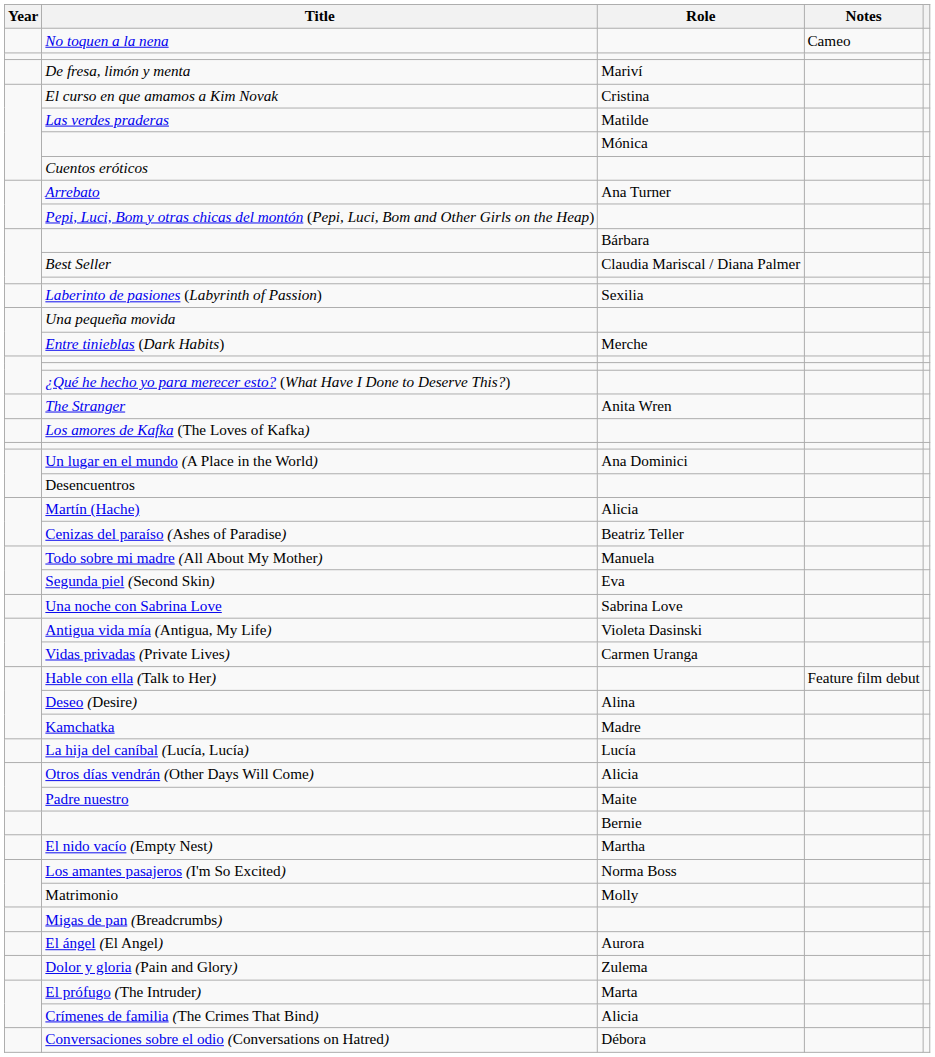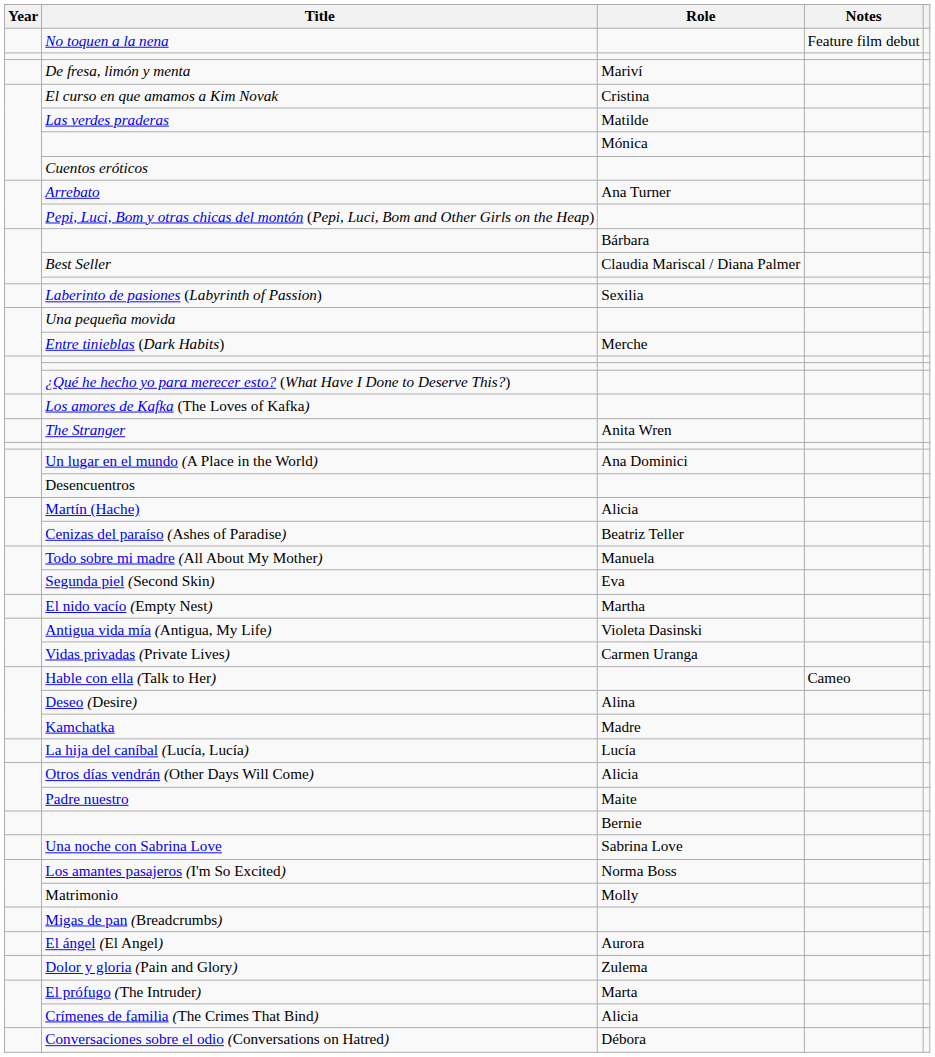(829, 40) Cameo -> (864, 40) Feature film debut
rows swapped: (85, 406) <-> (177, 430)
rows swapped: (134, 606) <-> (129, 847)
(864, 678) Feature film debut -> (829, 678) Cameo
